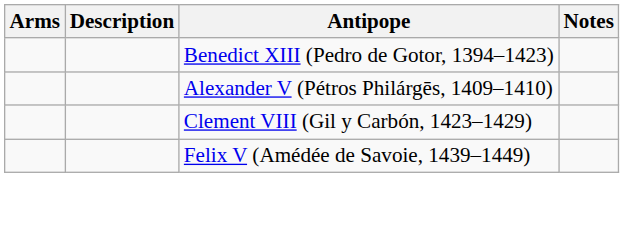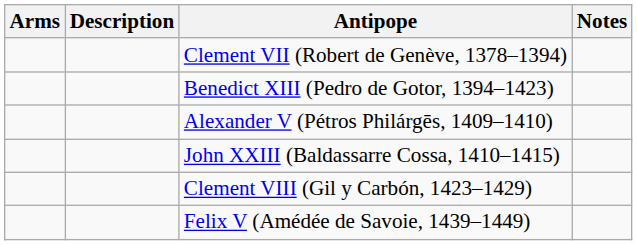+ row: (375, 54)
+ row: (372, 155)
